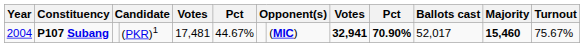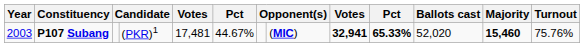(19, 33) 2004 -> (19, 33) 2003
(392, 33) 70.90% -> (392, 33) 65.33%
(434, 33) 52,017 -> (434, 33) 52,020
(554, 33) 75.67% -> (554, 33) 75.76%
